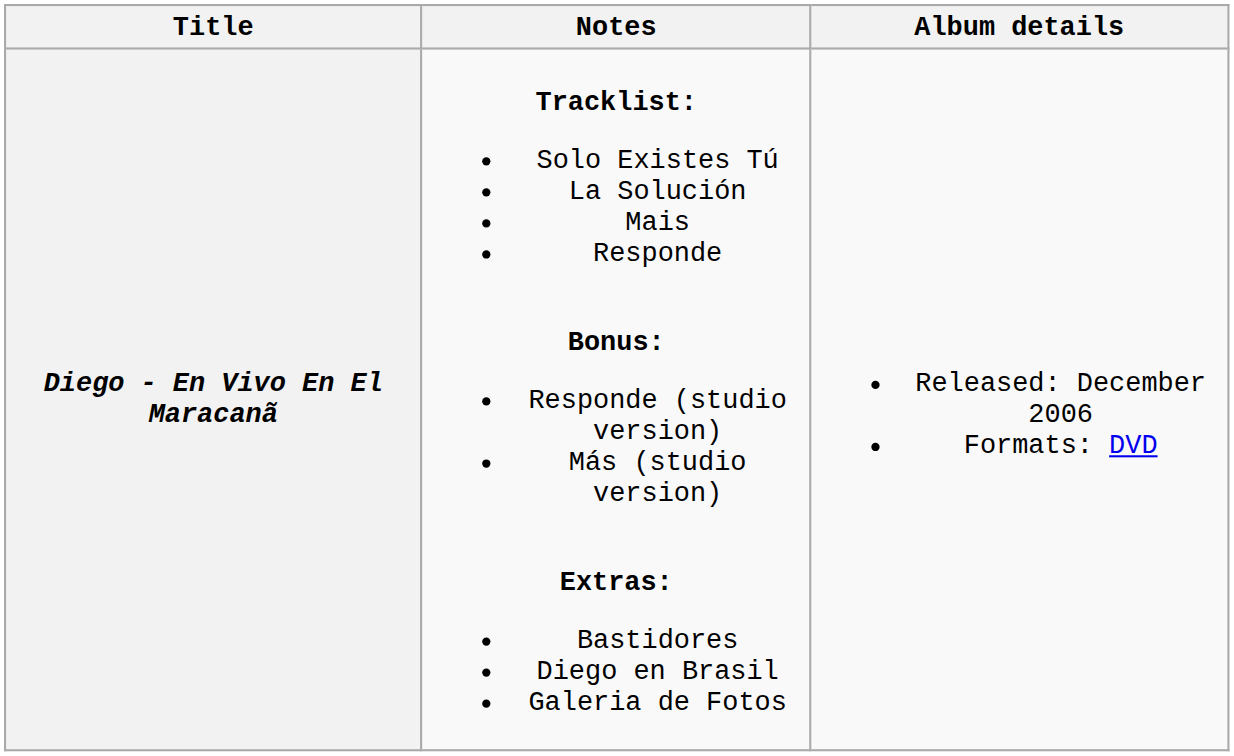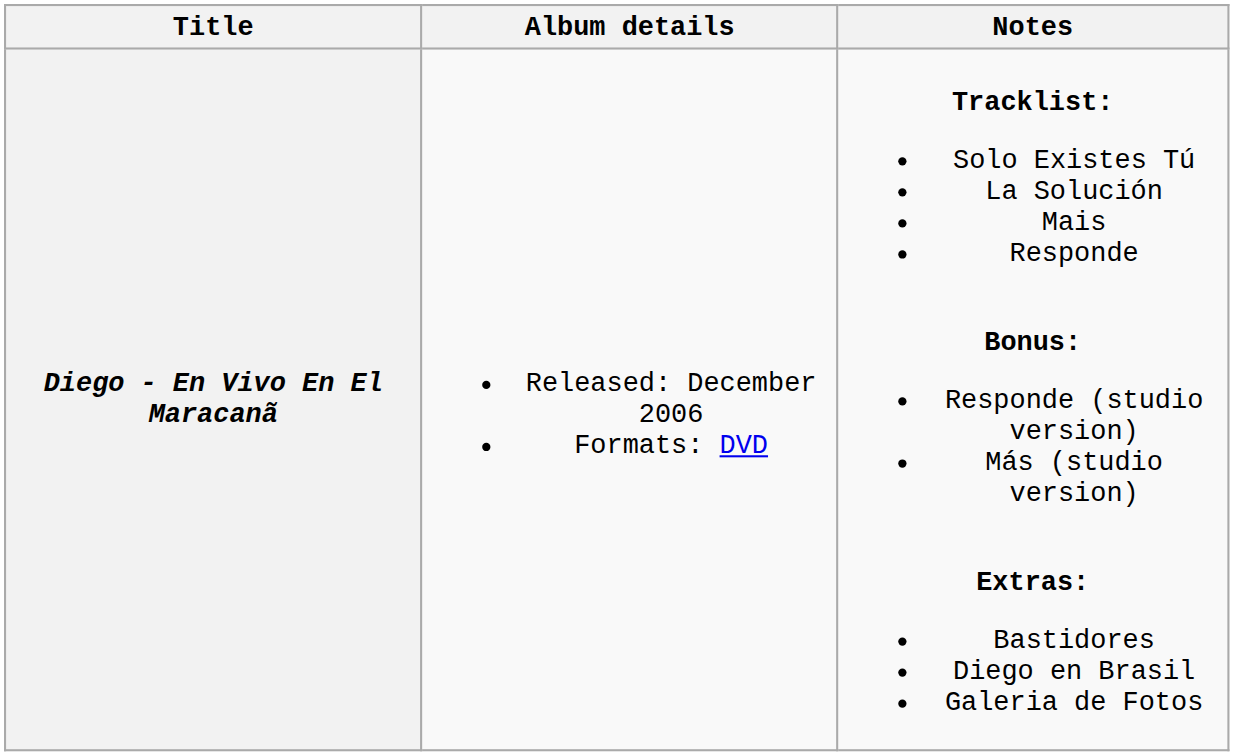columns swapped: (1019, 27) <-> (616, 27)
